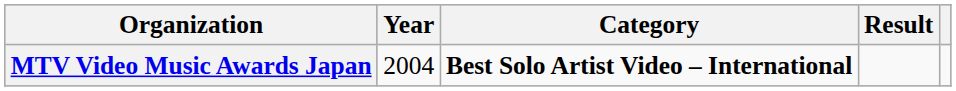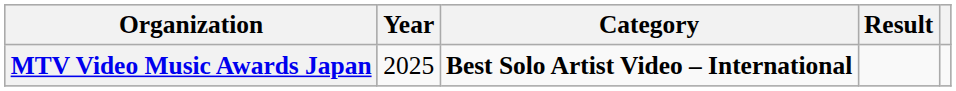(409, 65) 2004 -> (409, 65) 2025
